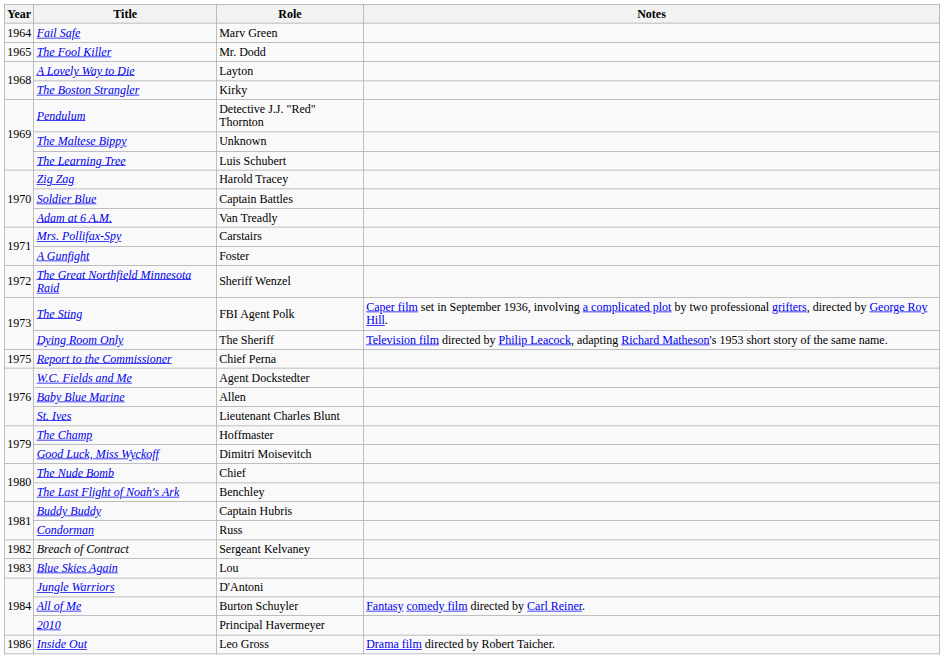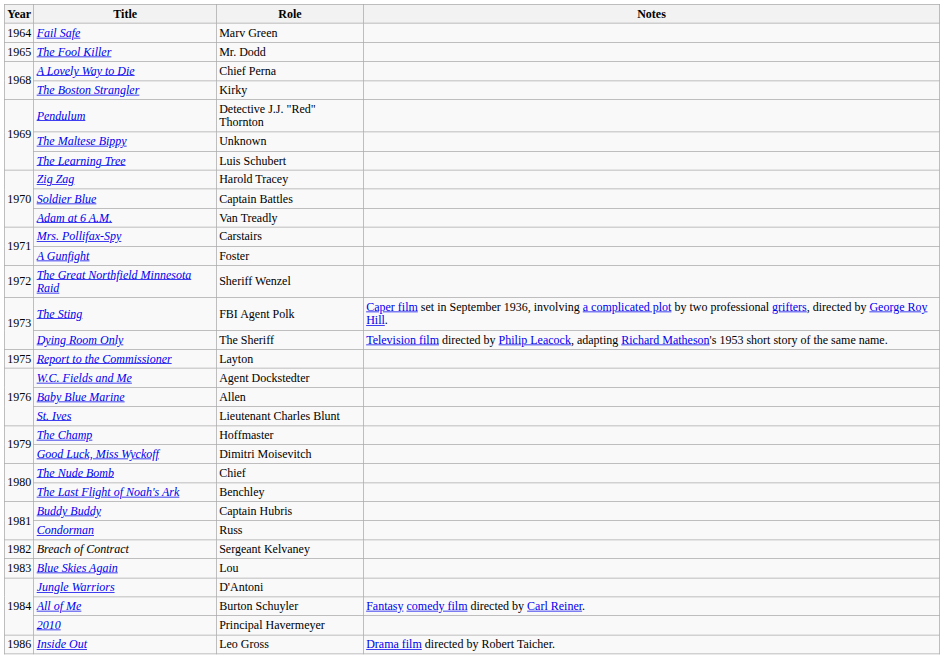(236, 71) Layton -> (248, 71) Chief Perna
(248, 359) Chief Perna -> (236, 359) Layton
